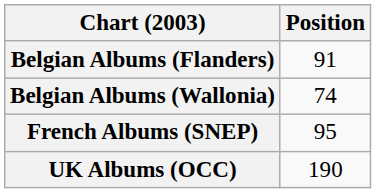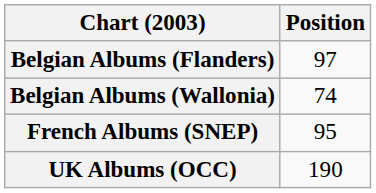(325, 59) 91 -> (325, 59) 97
